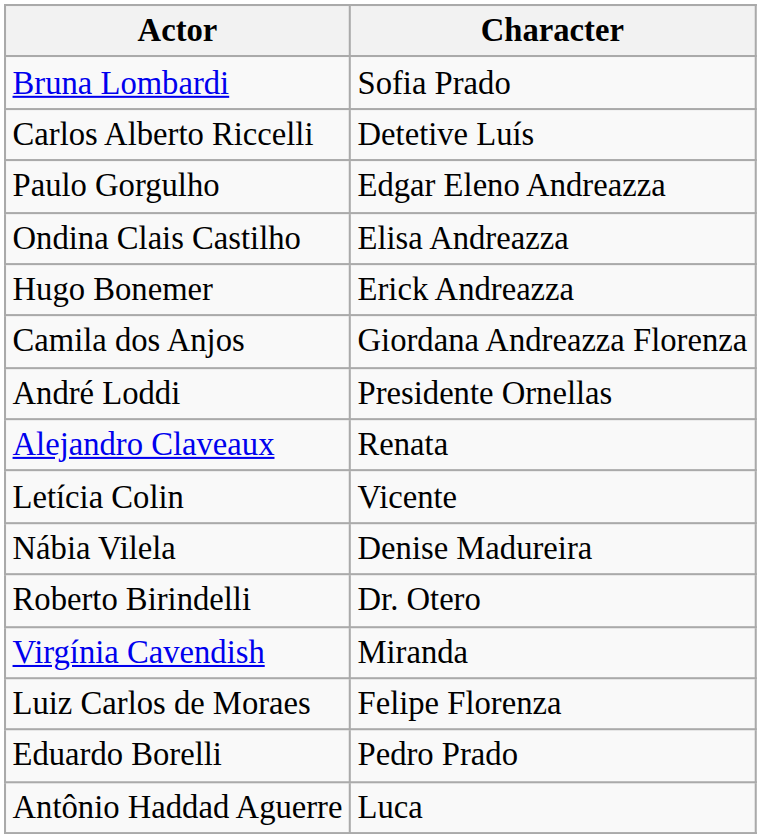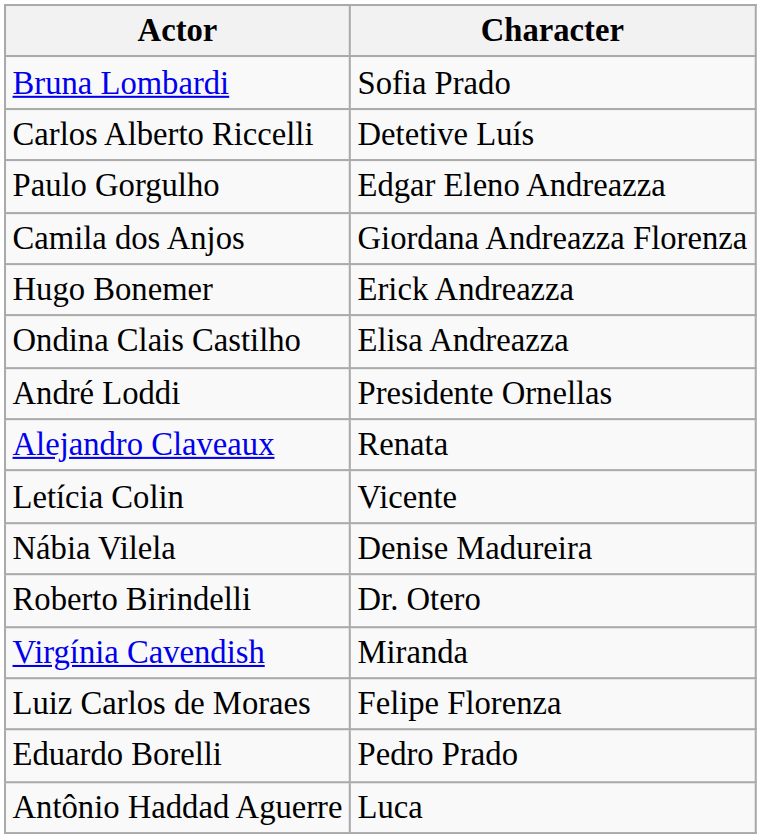rows swapped: (157, 237) <-> (129, 340)
